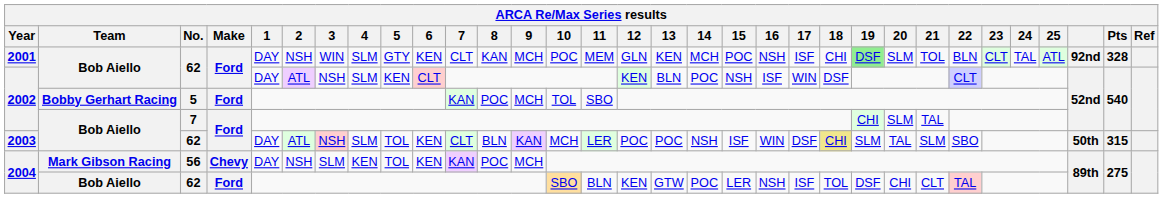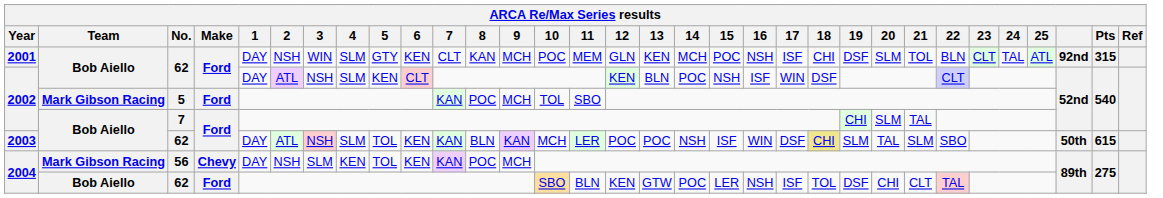(868, 57) lightgreen background -> (856, 57) no background
(1117, 57) 328 -> (1105, 57) 315
(110, 99) Bobby Gerhart Racing -> (104, 99) Mark Gibson Racing
(461, 141) CLT -> (449, 141) KAN
(1117, 141) 315 -> (1105, 141) 615
